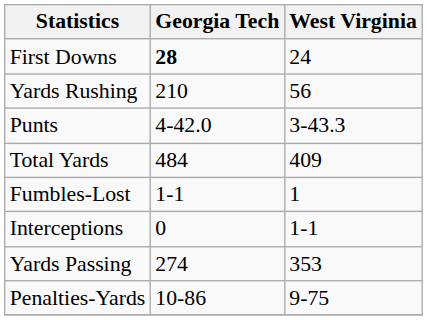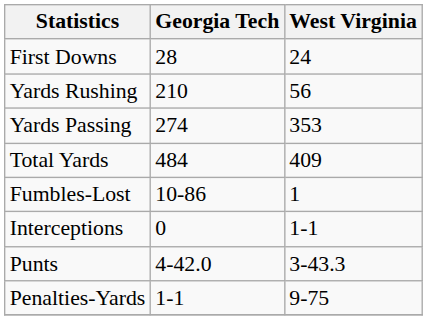(166, 56) bold -> (166, 56) normal
rows swapped: (71, 263) <-> (34, 125)
(170, 194) 1-1 -> (181, 194) 10-86
(181, 297) 10-86 -> (170, 297) 1-1
